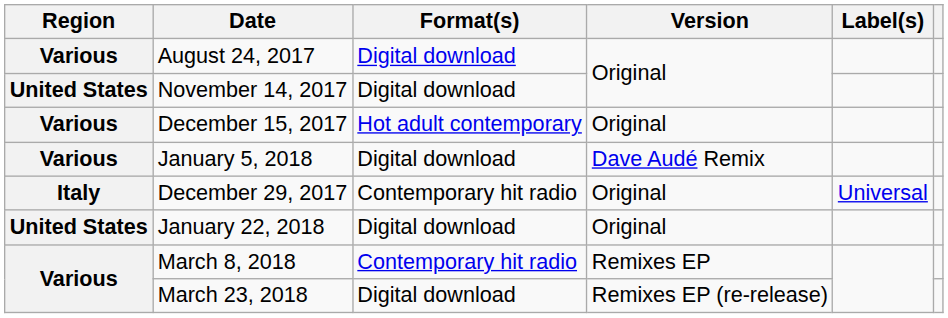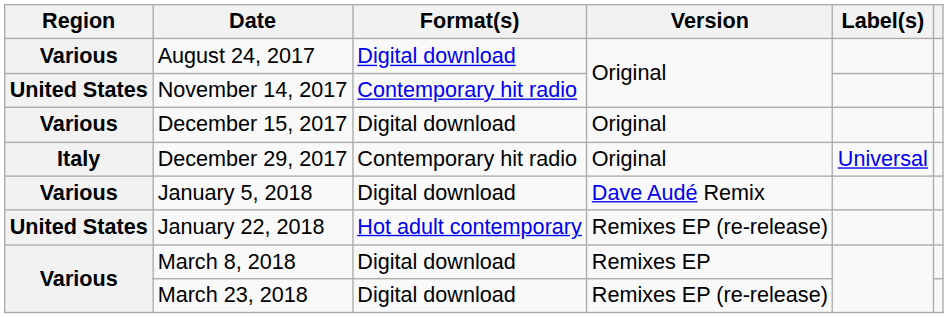(437, 90) Digital download -> (467, 90) Contemporary hit radio
(470, 124) Hot adult contemporary -> (437, 124) Digital download
rows swapped: (253, 192) <-> (235, 158)
(437, 227) Digital download -> (470, 227) Hot adult contemporary
(629, 227) Original -> (710, 227) Remixes EP (re-release)
(467, 261) Contemporary hit radio -> (437, 261) Digital download
